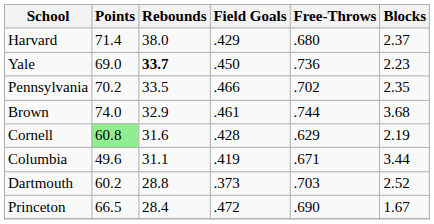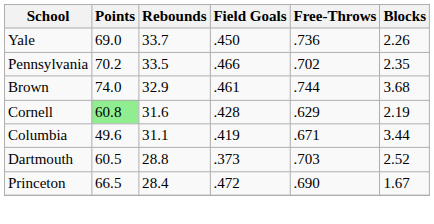- row: (33, 40)
(155, 64) bold -> (155, 40) normal
(397, 64) 2.23 -> (397, 40) 2.26
(108, 183) 60.2 -> (108, 159) 60.5
